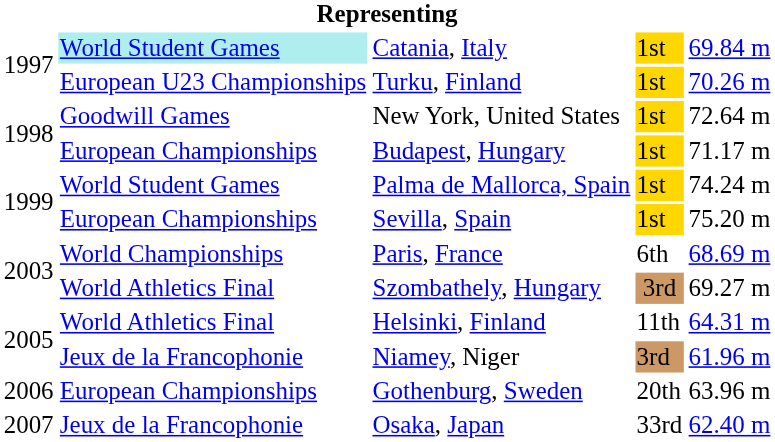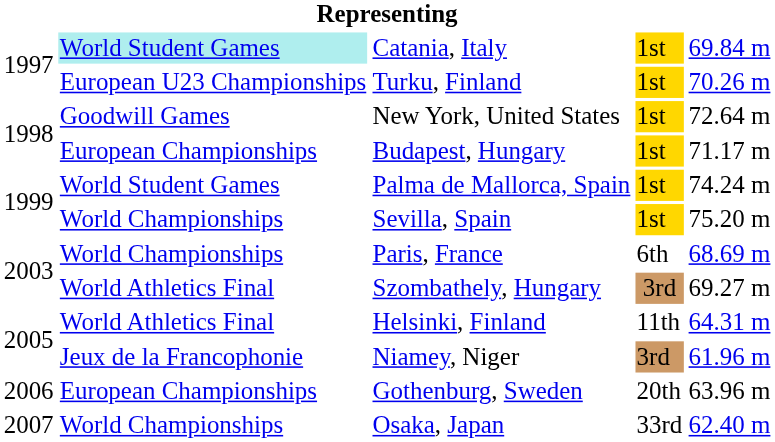(188, 219) European Championships -> (172, 219) World Championships
(181, 425) Jeux de la Francophonie -> (172, 425) World Championships
